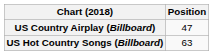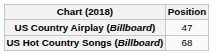(187, 43) 63 -> (187, 43) 68
